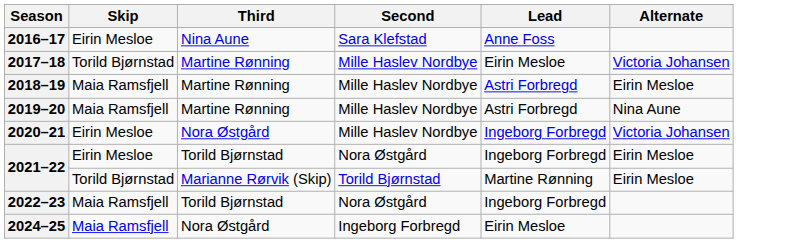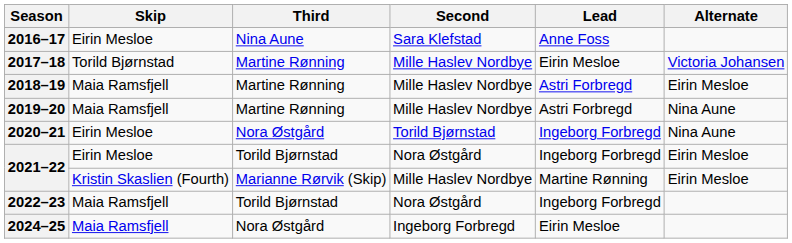(408, 132) Mille Haslev Nordbye -> (444, 132) Torild Bjørnstad
(671, 132) Victoria Johansen -> (702, 132) Nina Aune
(123, 179) Torild Bjørnstad -> (150, 179) Kristin Skaslien (Fourth)
(389, 179) Torild Bjørnstad -> (463, 179) Mille Haslev Nordbye
